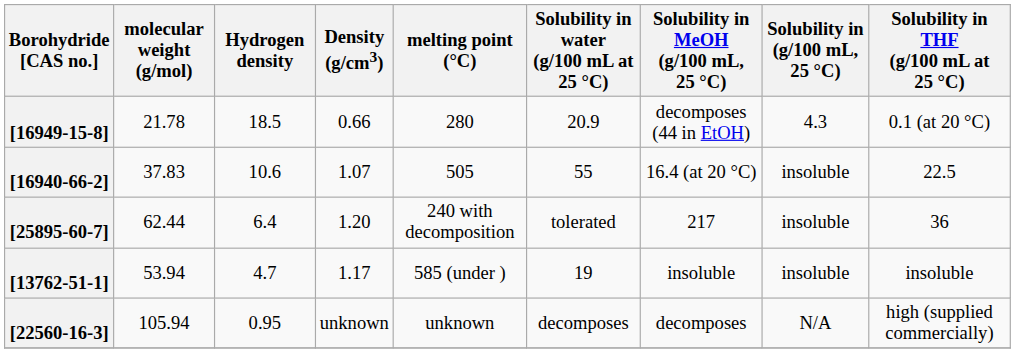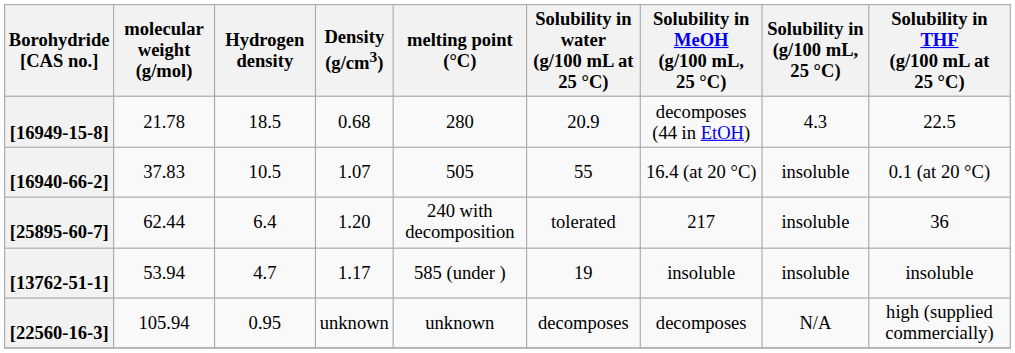(354, 121) 0.66 -> (354, 121) 0.68
(939, 121) 0.1 (at 20 °C) -> (939, 121) 22.5
(265, 172) 10.6 -> (265, 172) 10.5
(939, 172) 22.5 -> (939, 172) 0.1 (at 20 °C)
